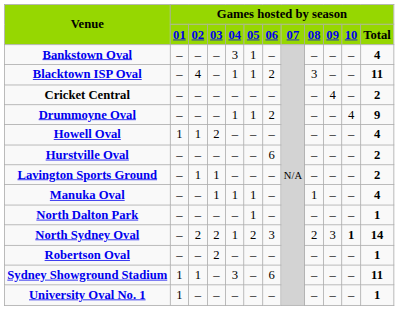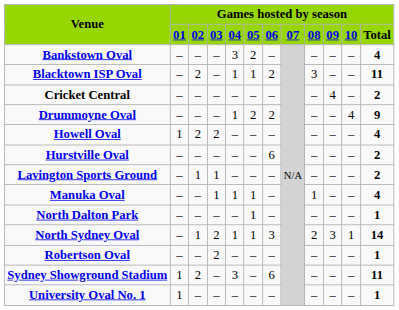(253, 54) 1 -> (253, 54) 2
(198, 74) 4 -> (198, 74) 2
(253, 114) 1 -> (253, 114) 2
(198, 134) 1 -> (198, 134) 2
(198, 235) 2 -> (198, 235) 1
(253, 235) 2 -> (253, 235) 1
(351, 235) bold -> (351, 235) normal
(198, 275) 1 -> (198, 275) 2
